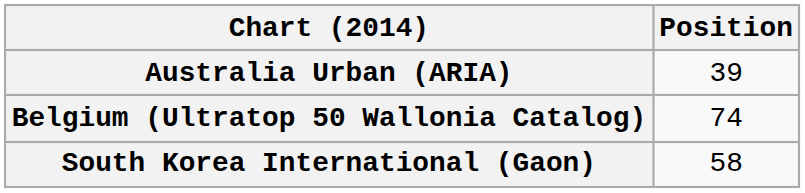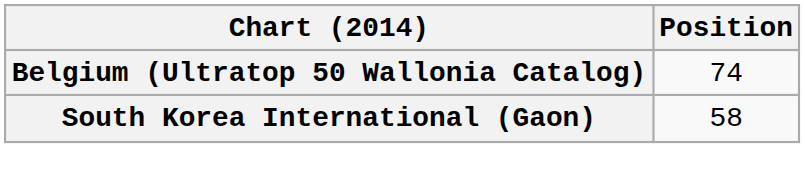- row: (329, 73)
